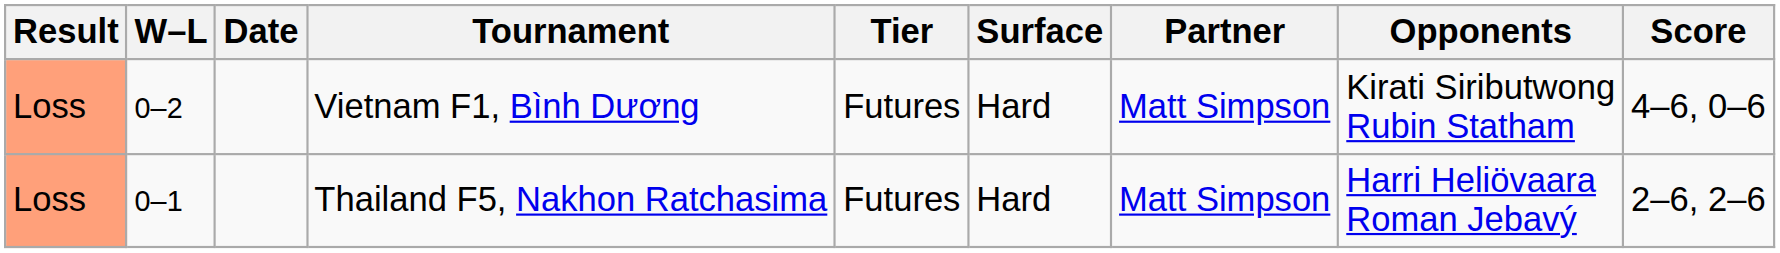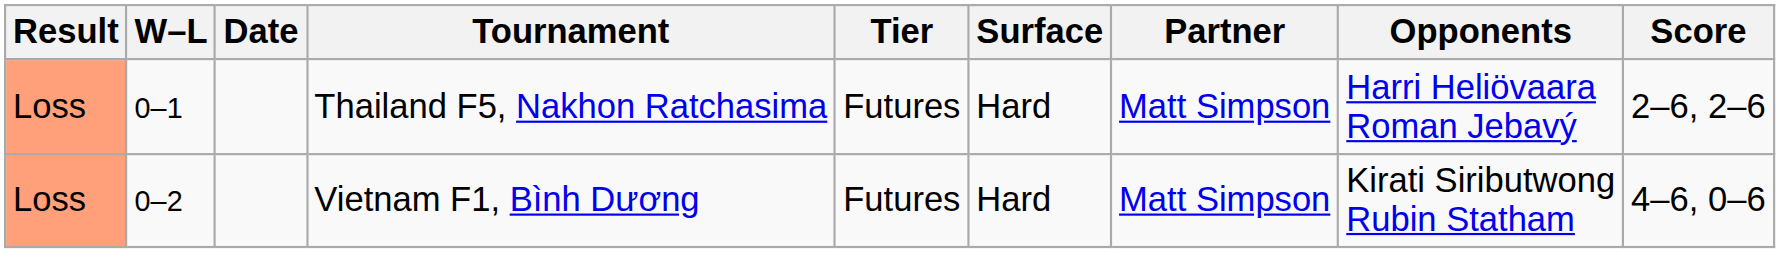rows swapped: (571, 199) <-> (507, 106)
